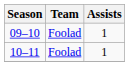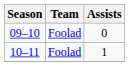(104, 33) 1 -> (104, 33) 0
